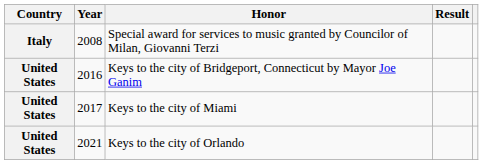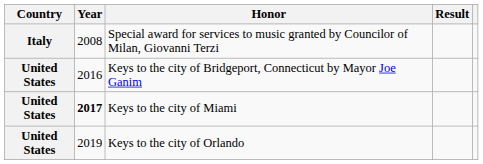(90, 108) normal -> (90, 108) bold
(90, 142) 2021 -> (90, 142) 2019
